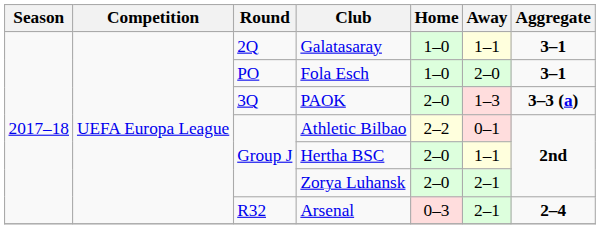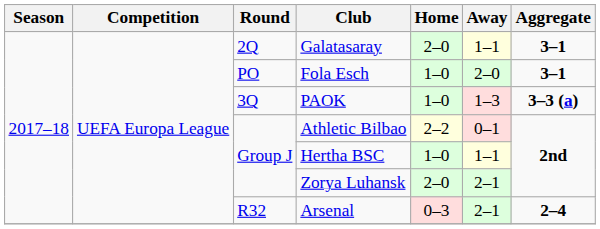(436, 45) 1–0 -> (436, 45) 2–0
(436, 100) 2–0 -> (436, 100) 1–0
(436, 155) 2–0 -> (436, 155) 1–0
